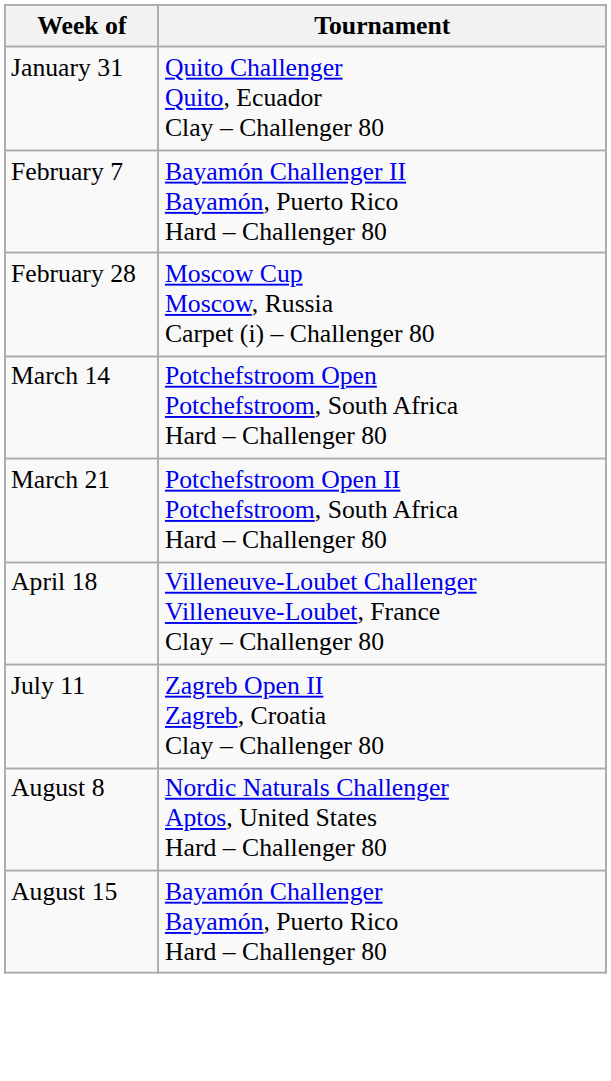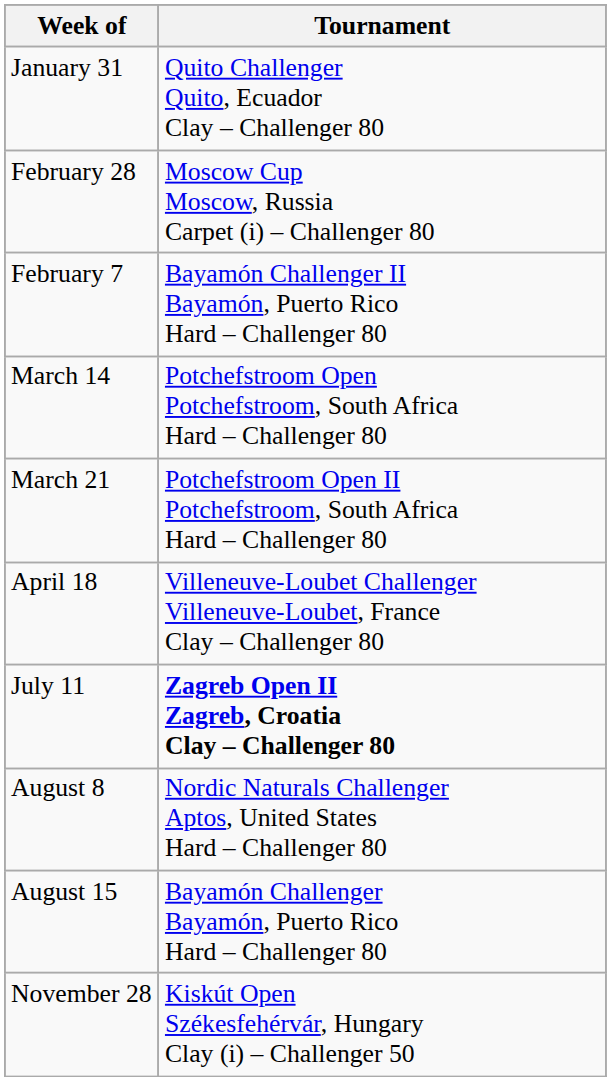rows swapped: (67, 170) <-> (73, 273)
(274, 715) normal -> (280, 715) bold
+ row: (81, 993)
